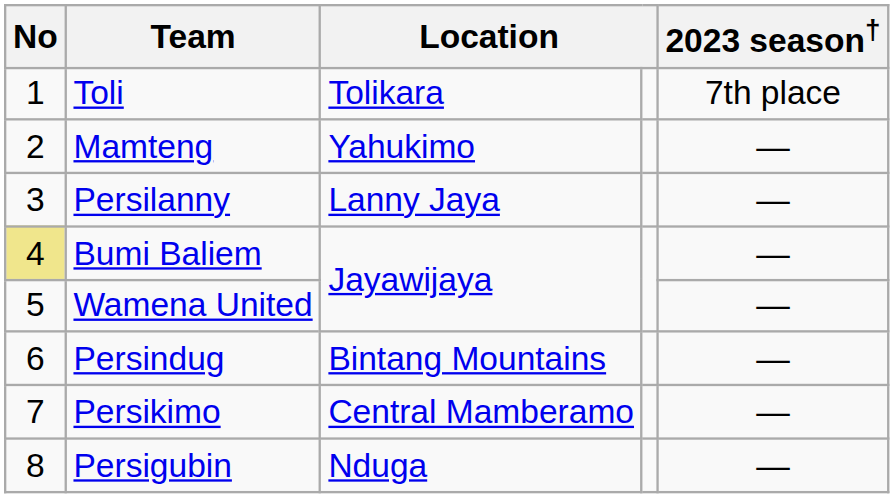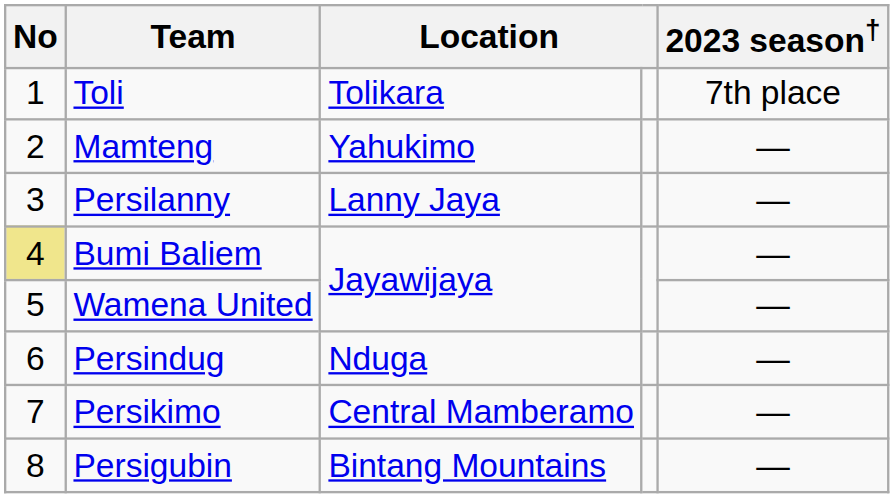(467, 359) Bintang Mountains -> (378, 359) Nduga
(378, 465) Nduga -> (467, 465) Bintang Mountains
